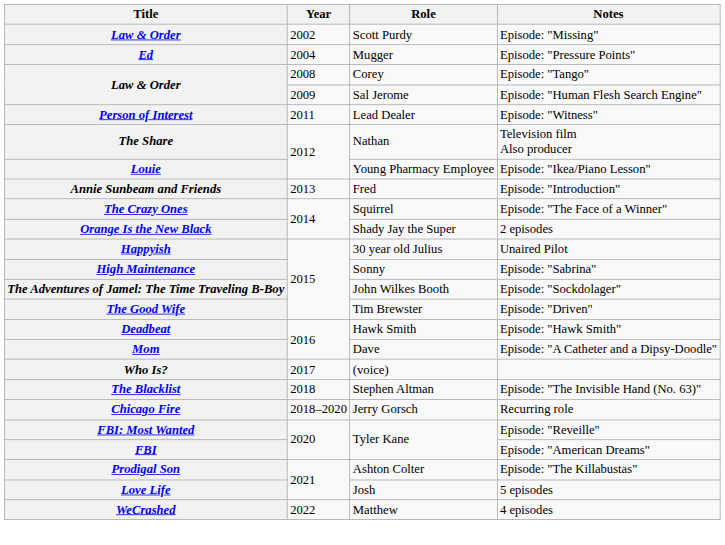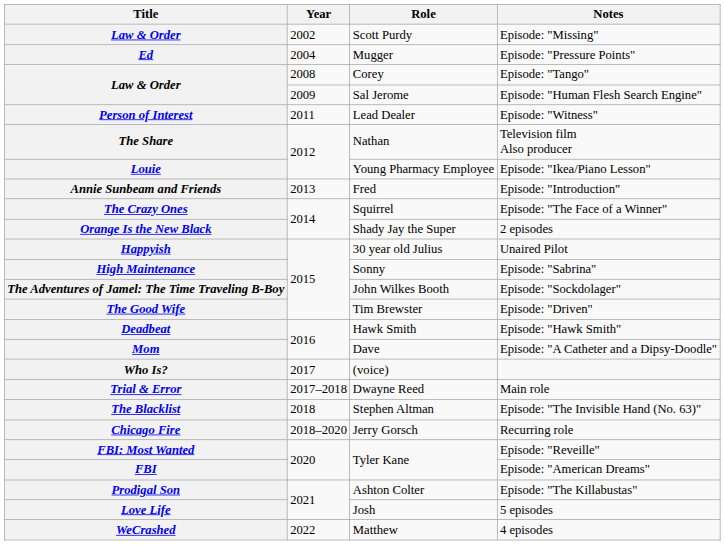+ row: (146, 389)
